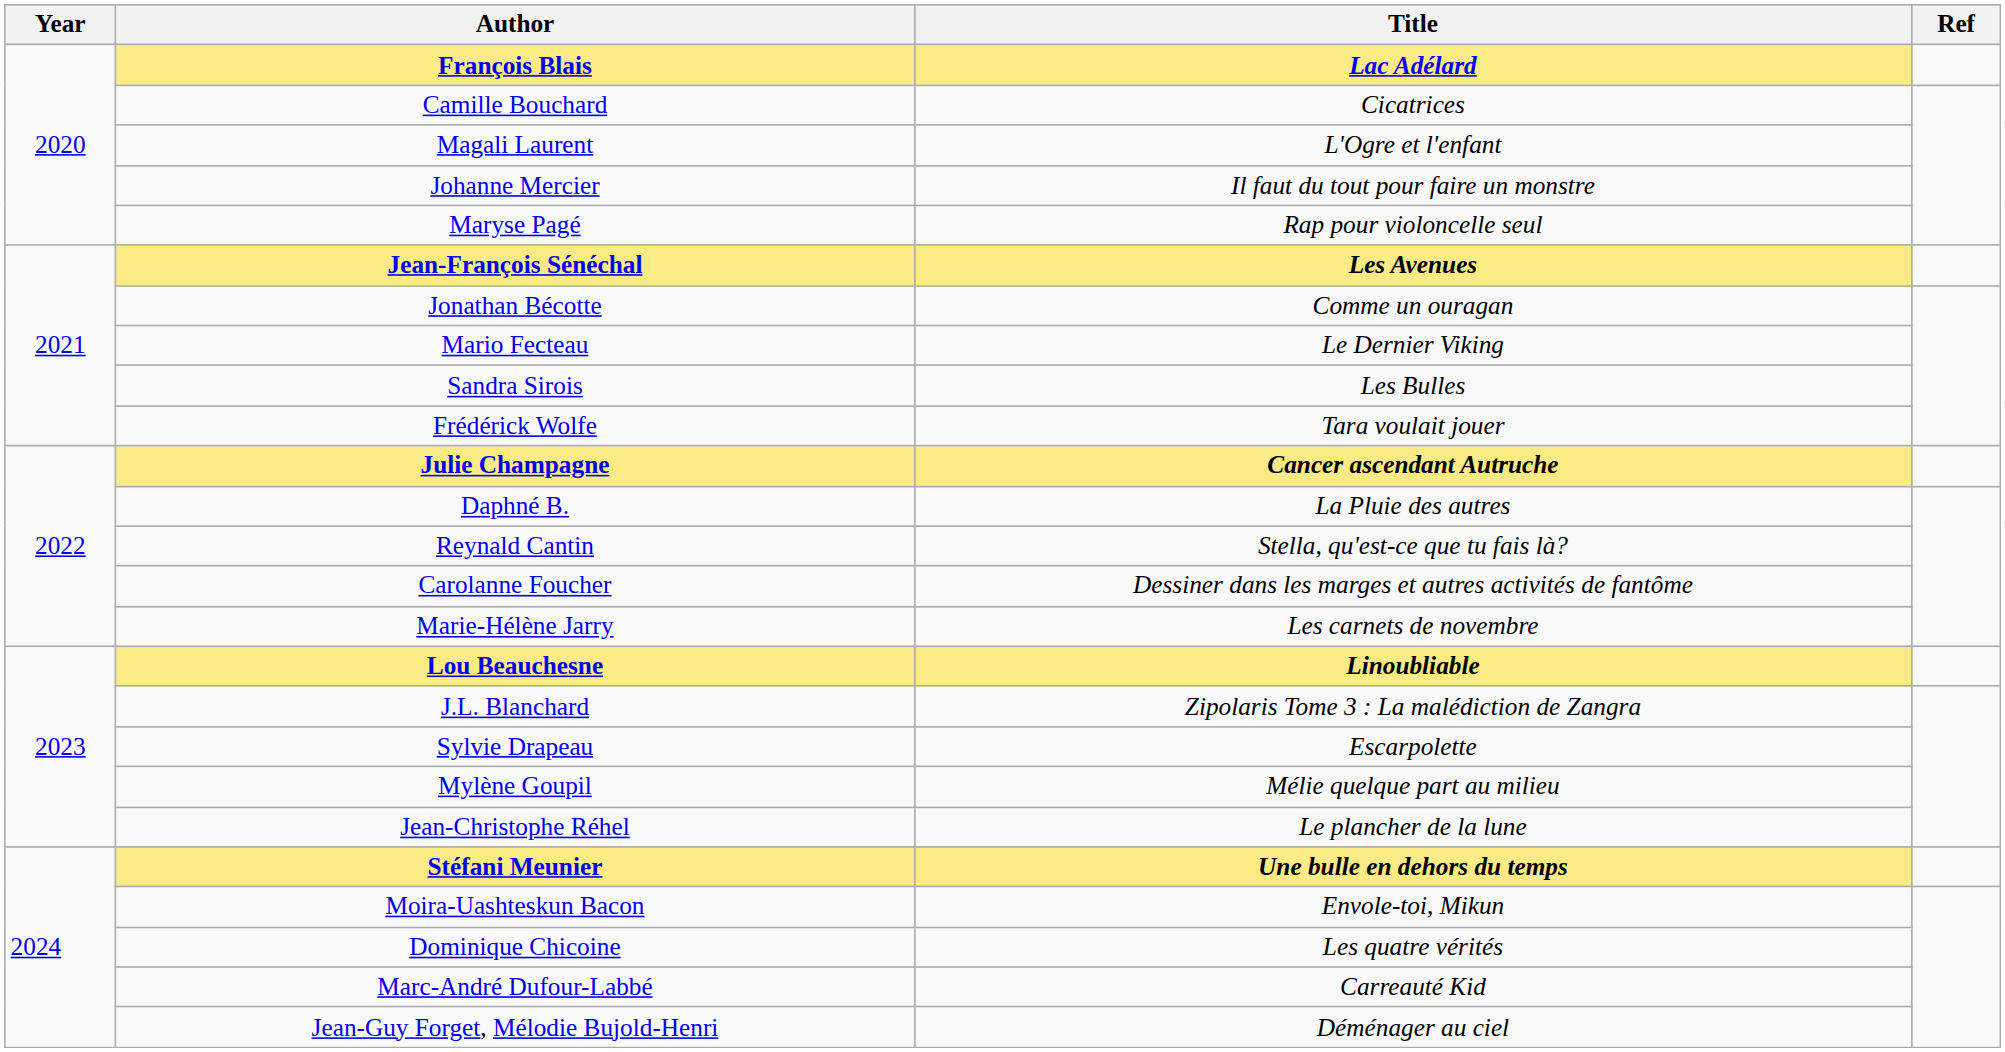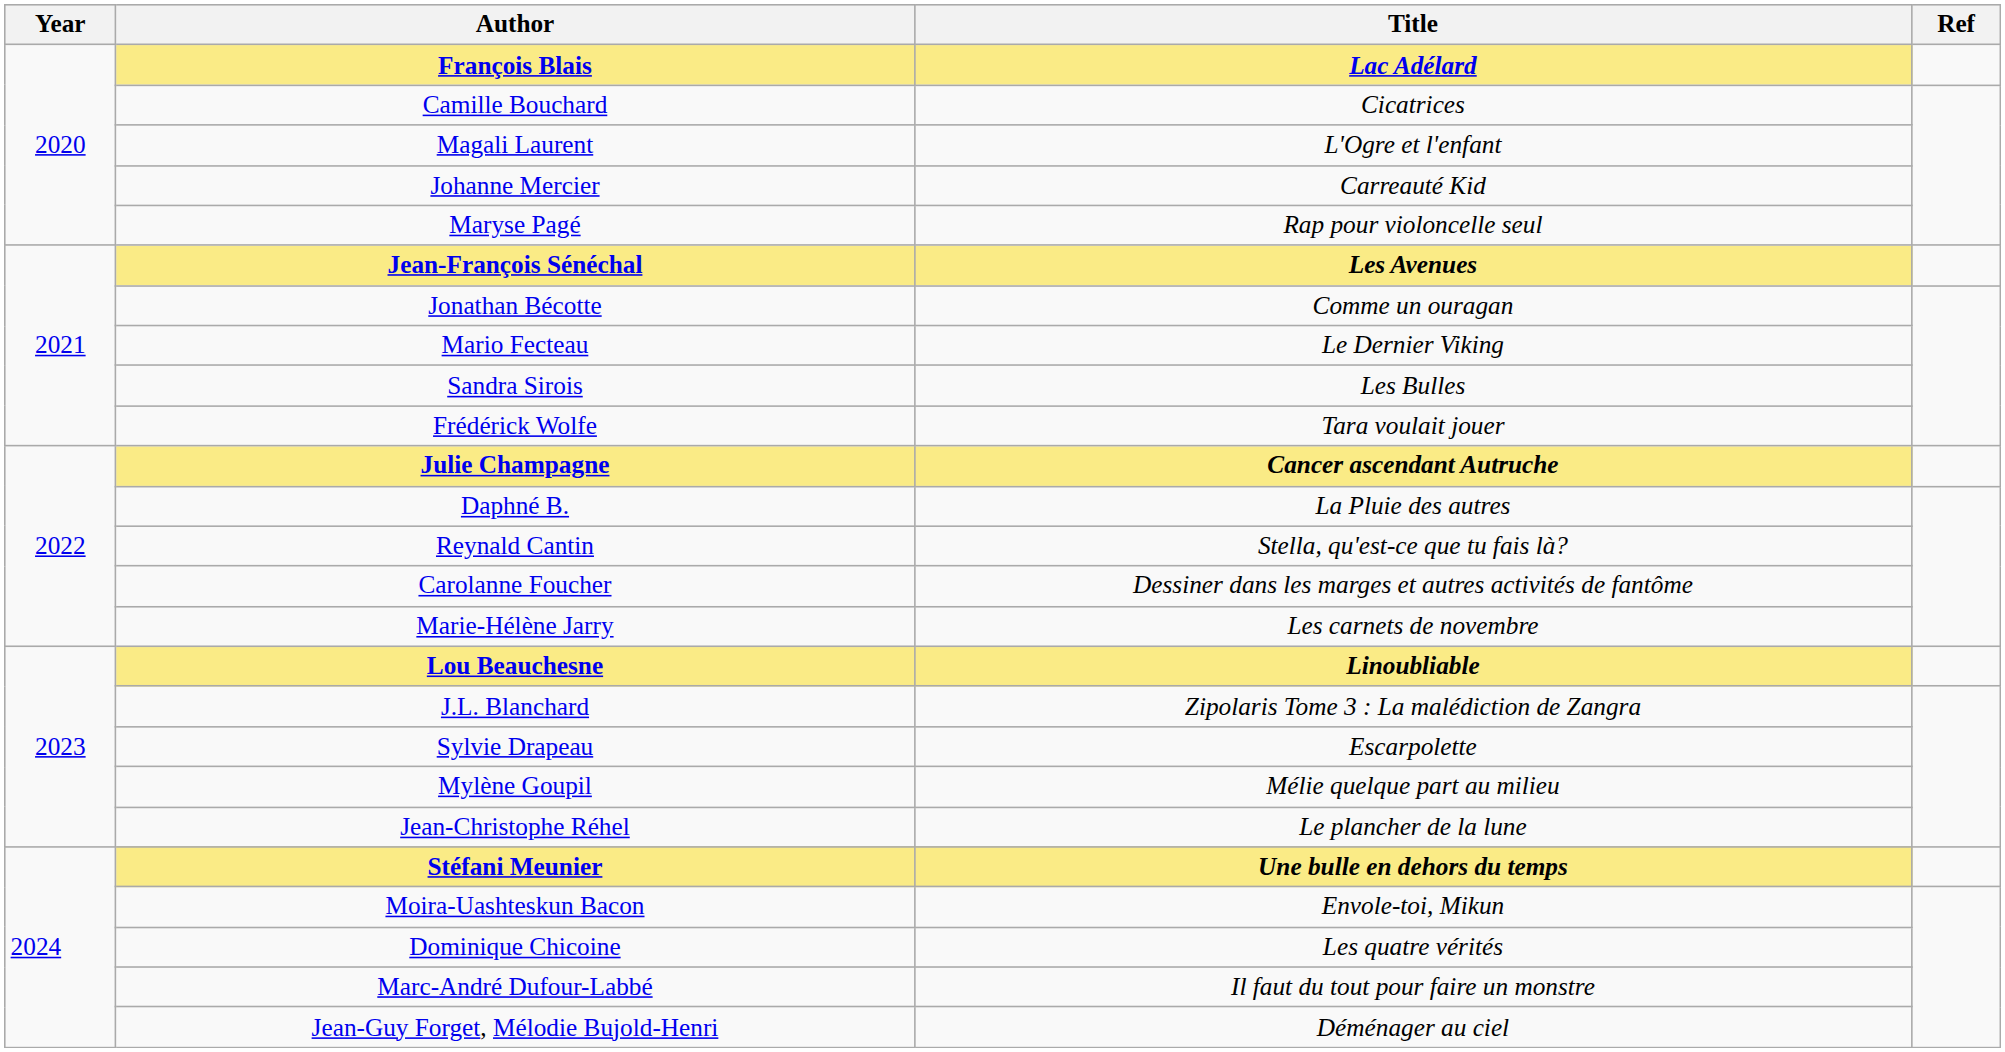(1413, 184) Il faut du tout pour faire un monstre -> (1413, 184) Carreauté Kid
(1413, 986) Carreauté Kid -> (1413, 986) Il faut du tout pour faire un monstre
